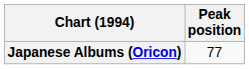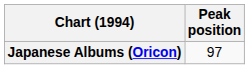(215, 52) 77 -> (215, 52) 97
